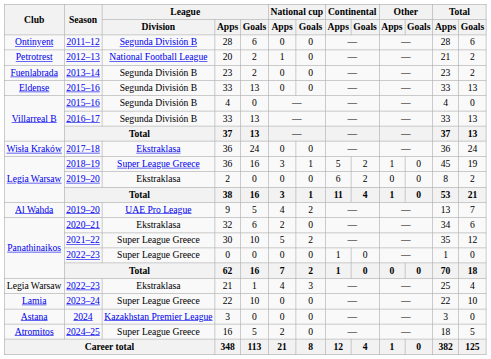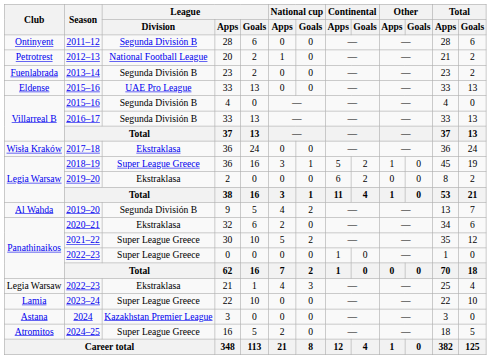(158, 88) Segunda División B -> (158, 88) UAE Pro League
(158, 210) UAE Pro League -> (158, 210) Segunda División B
